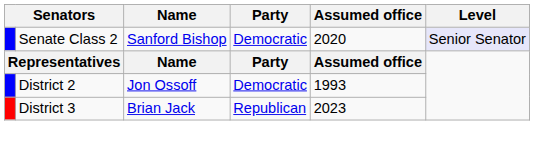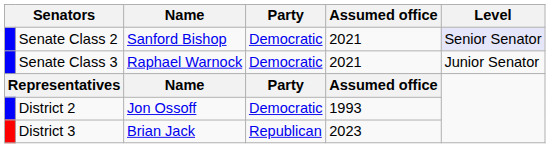(330, 39) 2020 -> (345, 39) 2021
+ row: (68, 62)
